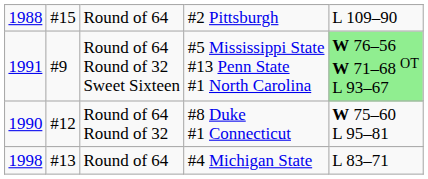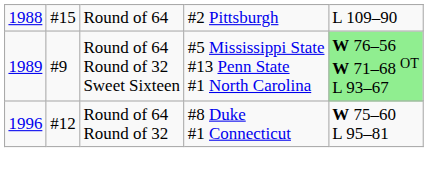(25, 66) 1991 -> (25, 66) 1989
(25, 124) 1990 -> (25, 124) 1996
- row: (126, 160)
